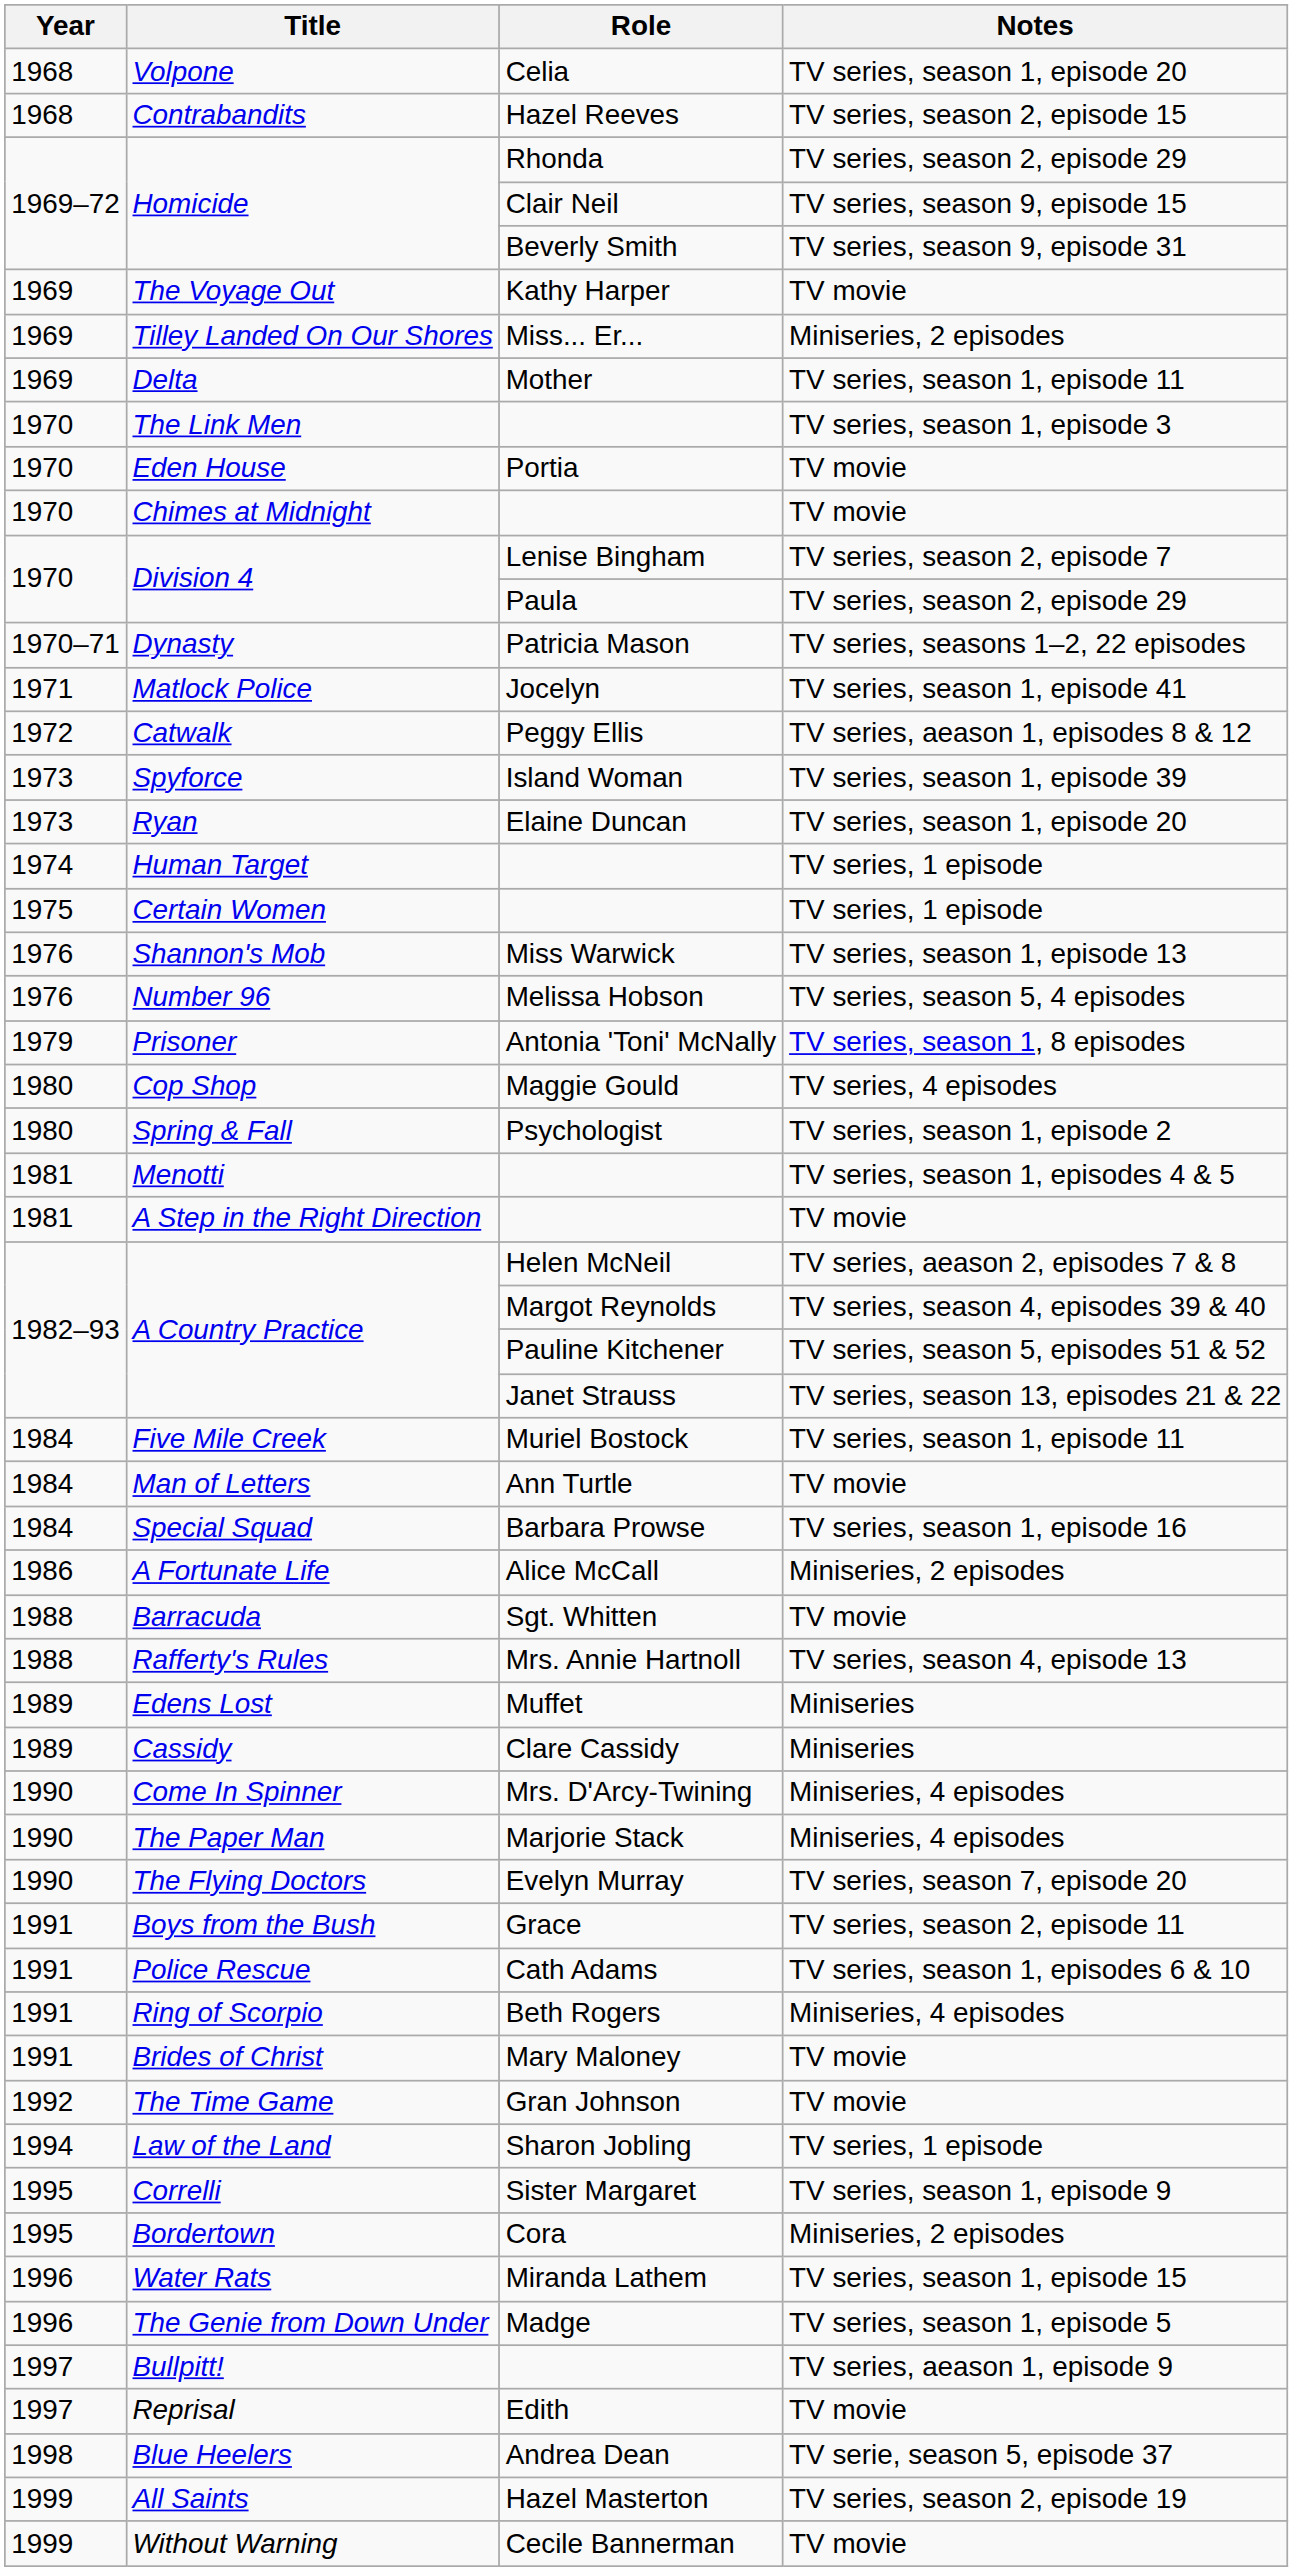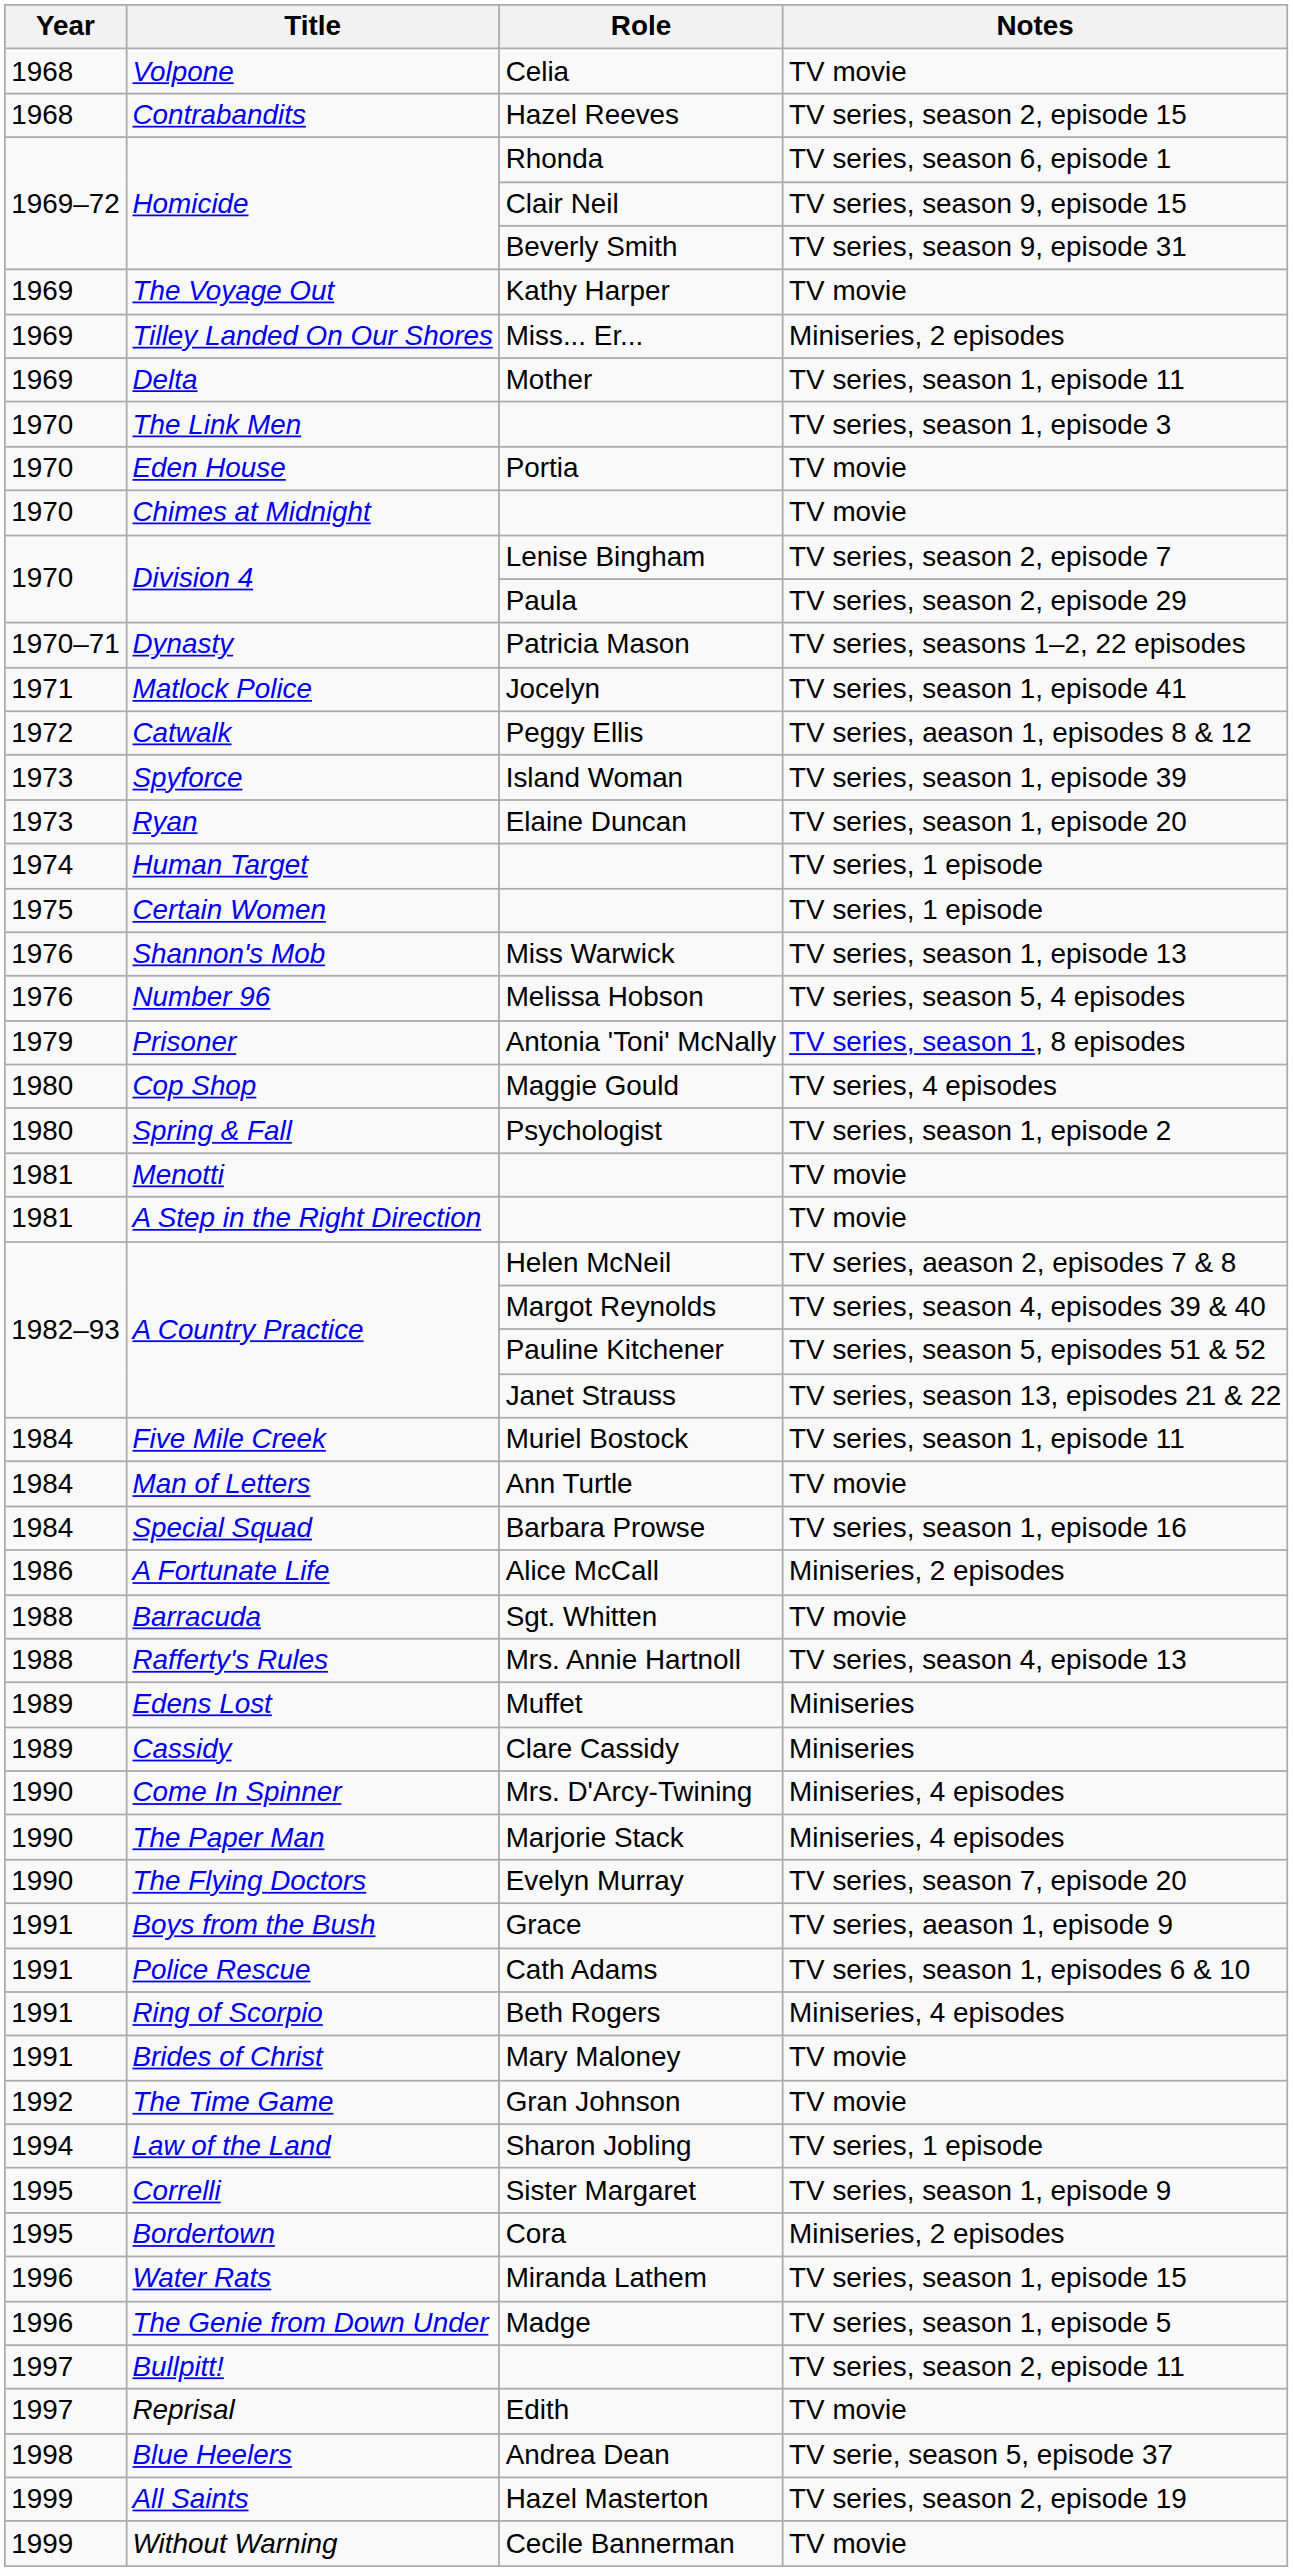(988, 70) TV series, season 1, episode 20 -> (848, 70) TV movie
(988, 159) TV series, season 2, episode 29 -> (980, 159) TV series, season 6, episode 1
(1012, 1174) TV series, season 1, episodes 4 & 5 -> (848, 1174) TV movie
(987, 1925) TV series, season 2, episode 11 -> (981, 1925) TV series, aeason 1, episode 9
(981, 2366) TV series, aeason 1, episode 9 -> (987, 2366) TV series, season 2, episode 11
